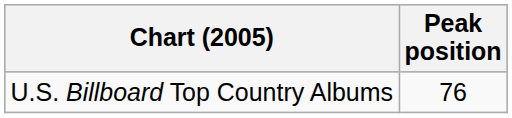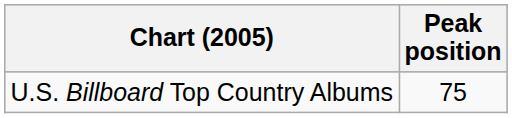(453, 91) 76 -> (453, 91) 75
